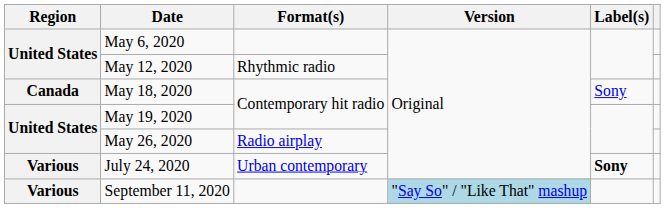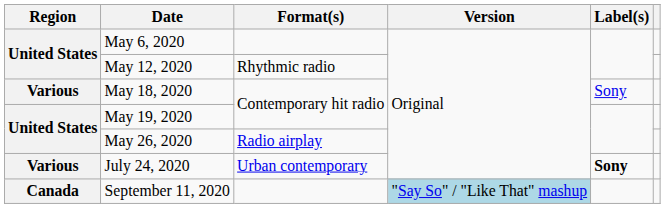(53, 91) Canada -> (53, 91) Various
(53, 191) Various -> (53, 191) Canada
